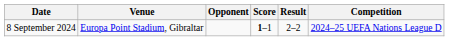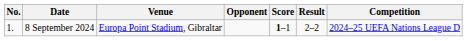+ column: (14, 11)
